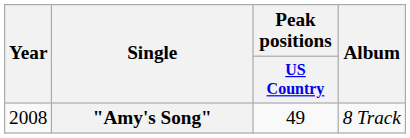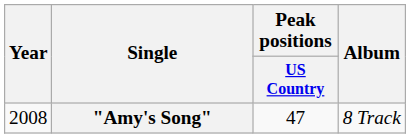(295, 117) 49 -> (295, 117) 47
